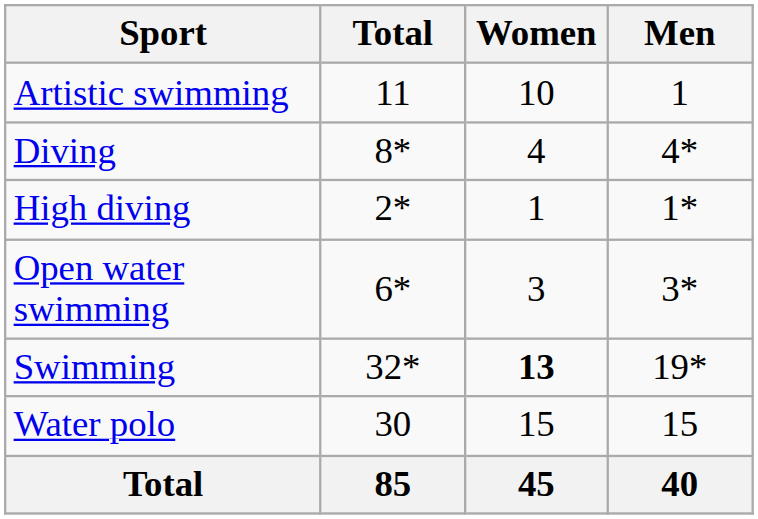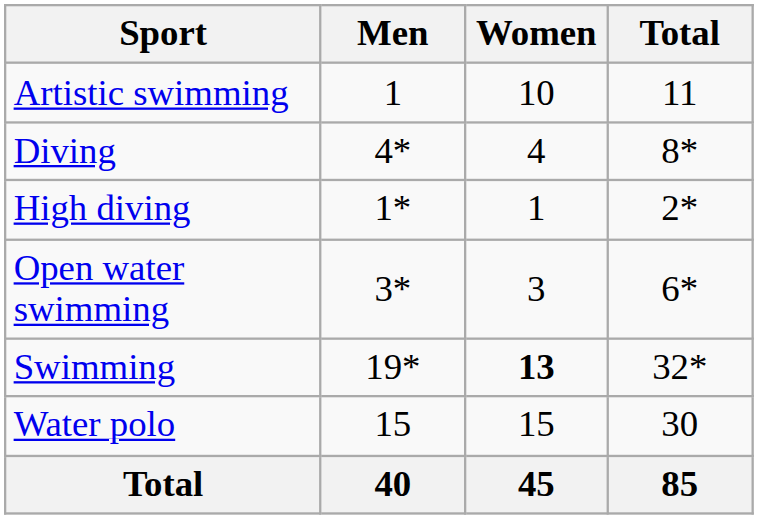columns swapped: (680, 33) <-> (393, 33)
